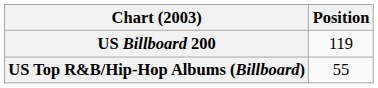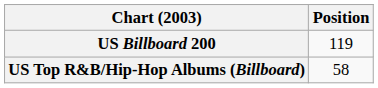(341, 69) 55 -> (341, 69) 58
